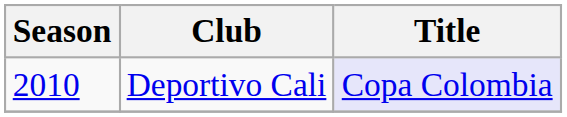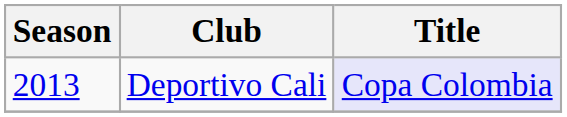(46, 84) 2010 -> (46, 84) 2013
